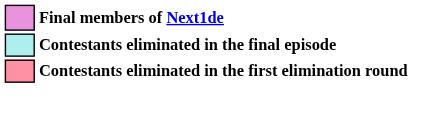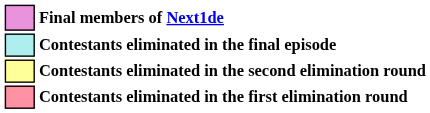+ row: (232, 71)
